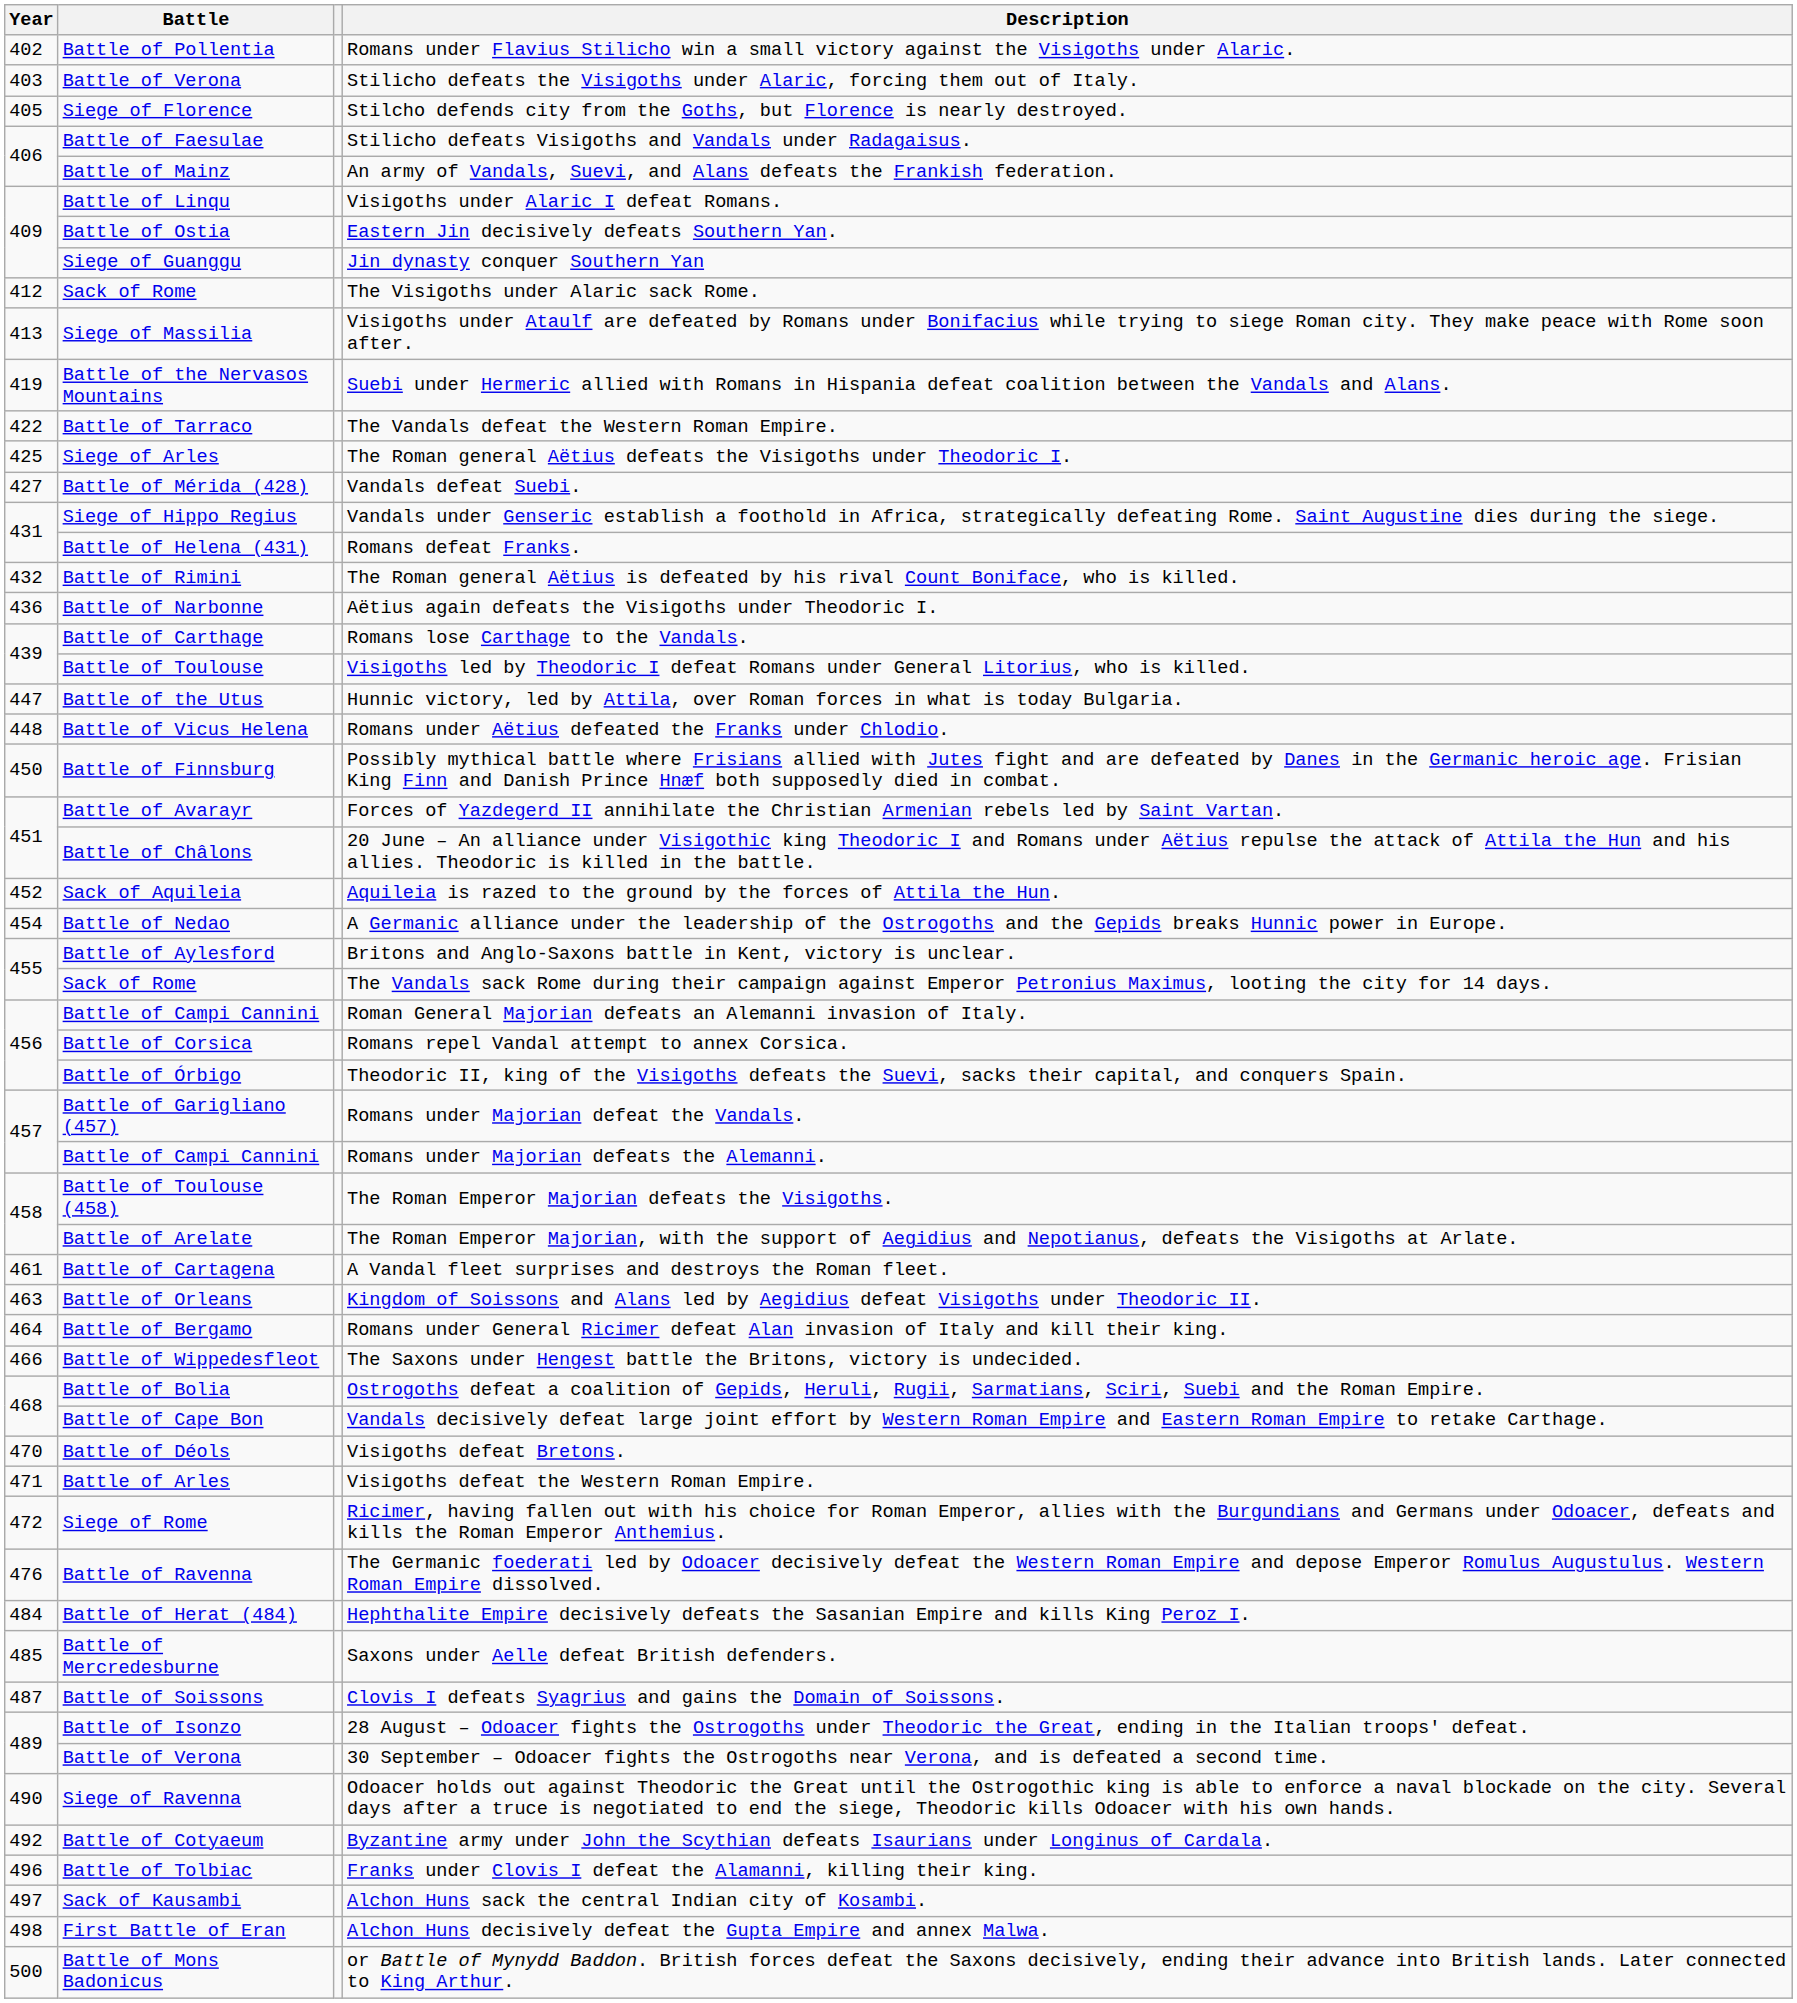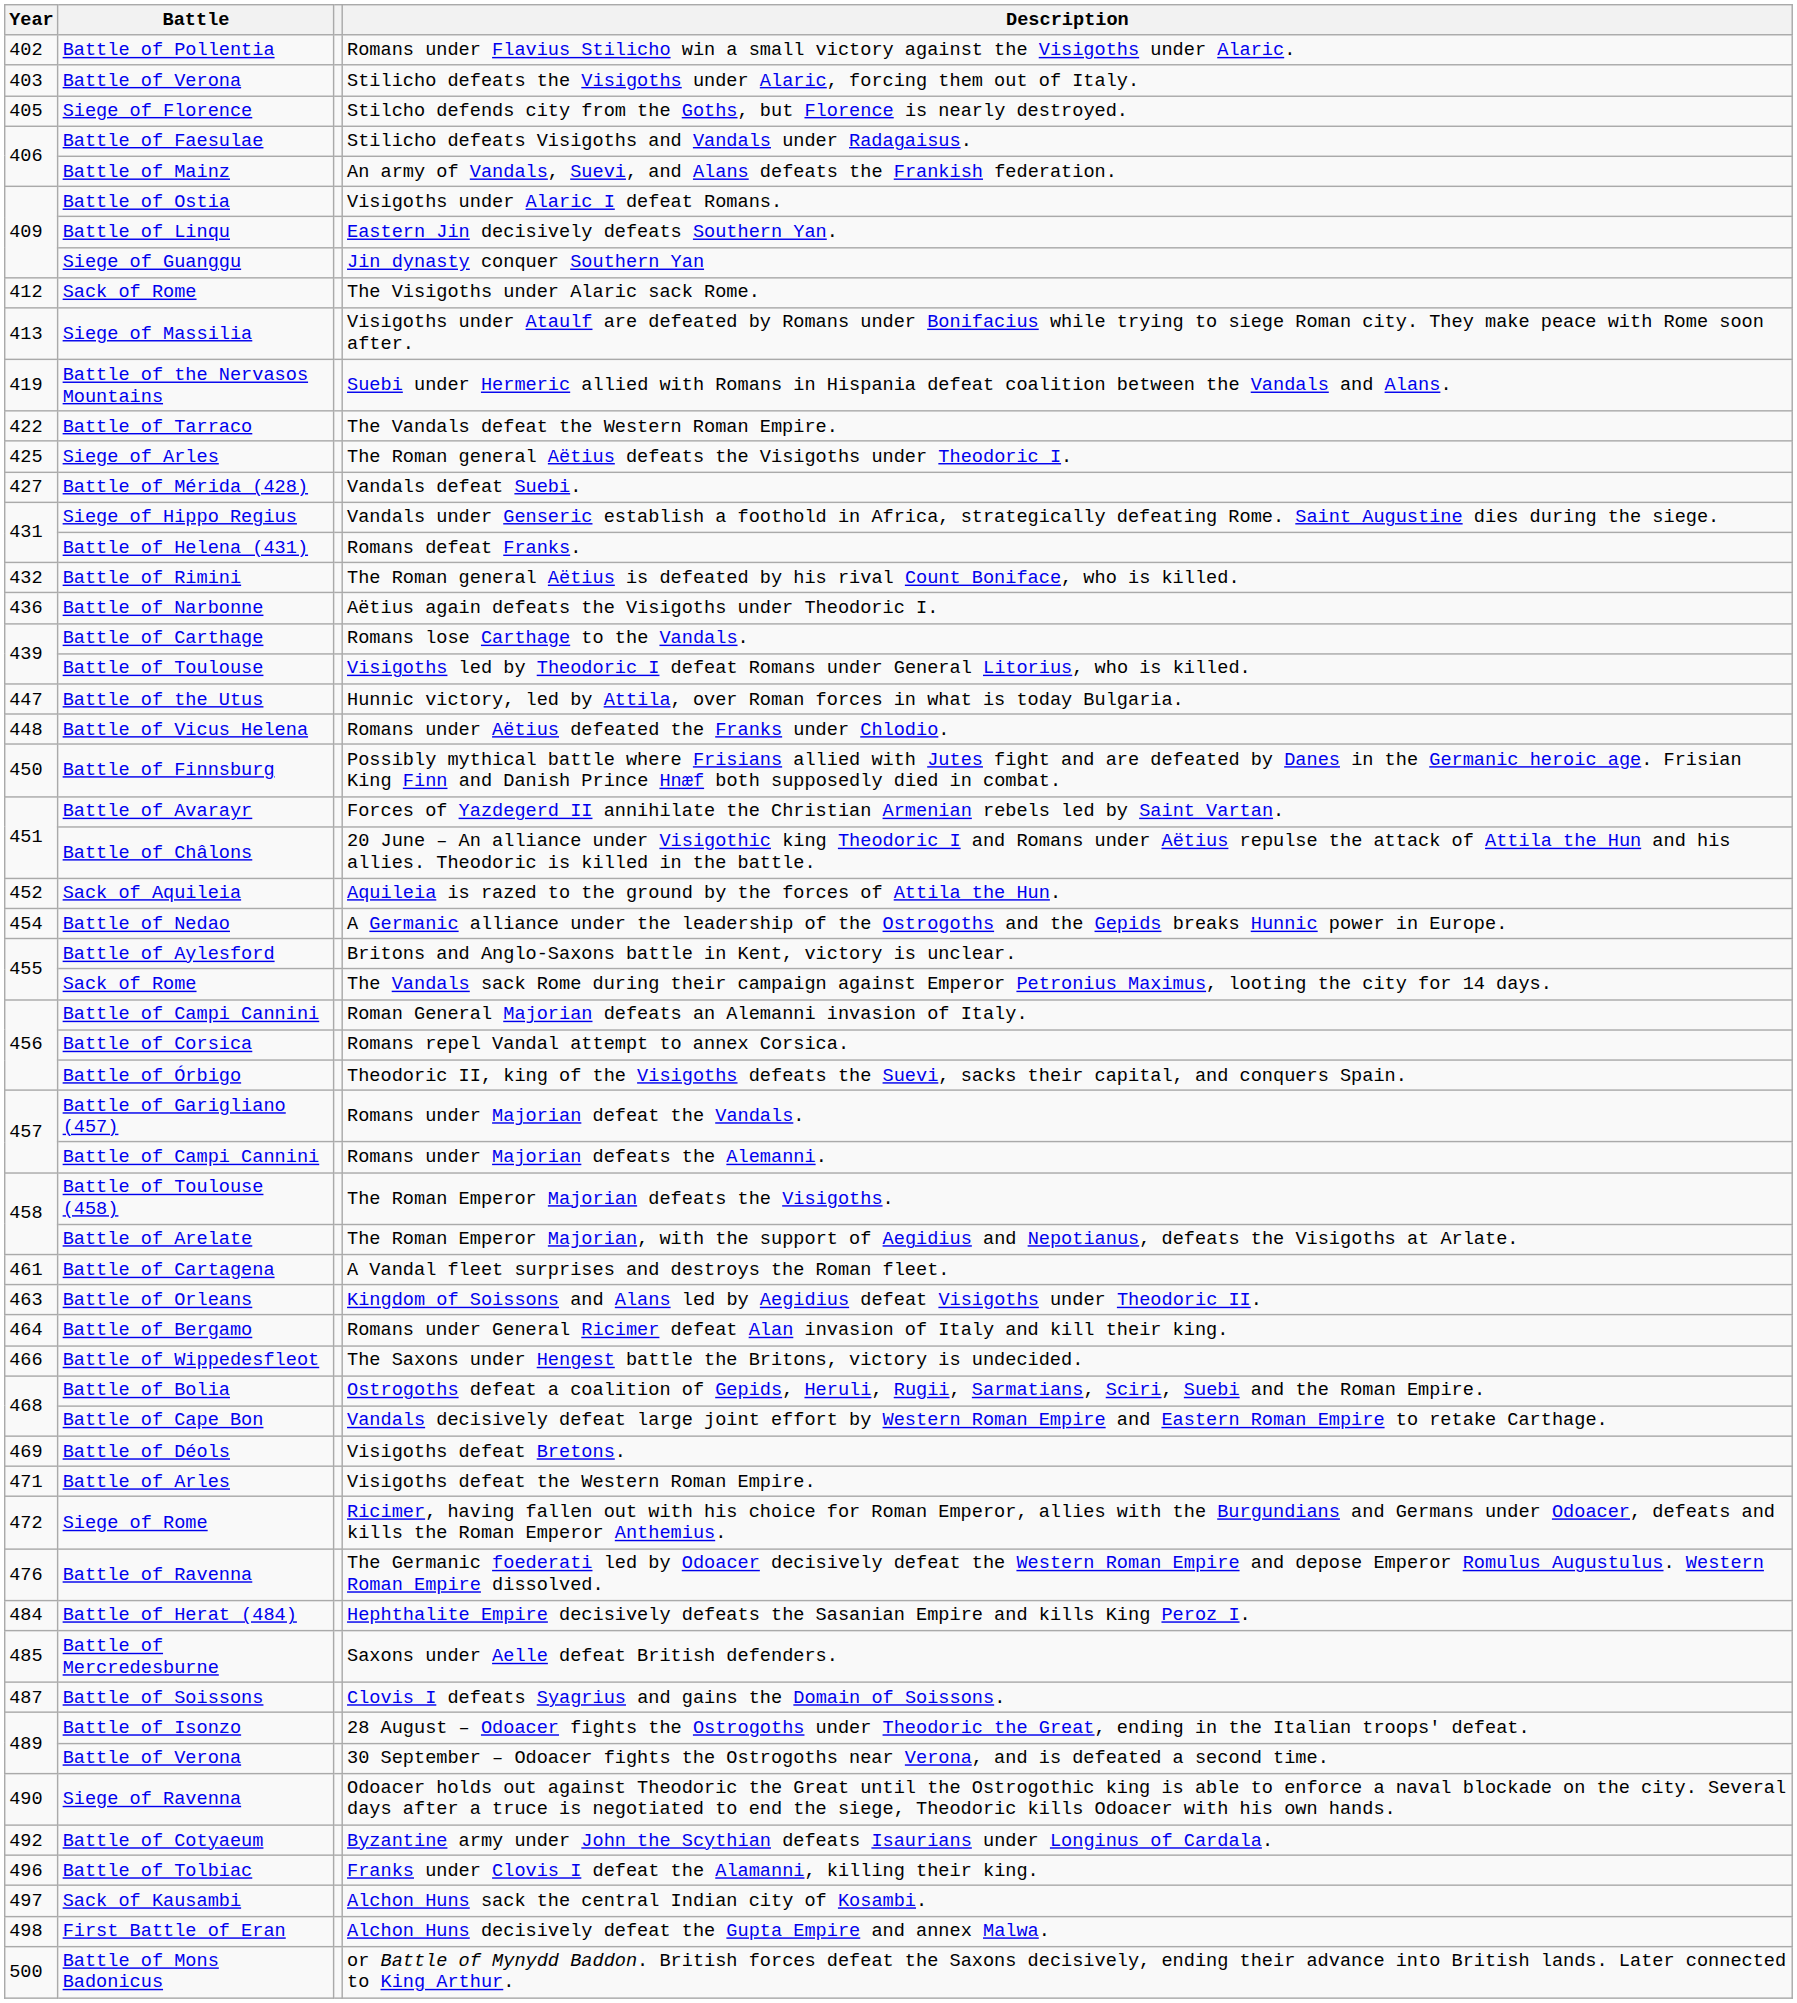(146, 202) Battle of Linqu -> (146, 202) Battle of Ostia
(146, 232) Battle of Ostia -> (146, 232) Battle of Linqu
(26, 1451) 470 -> (26, 1451) 469
